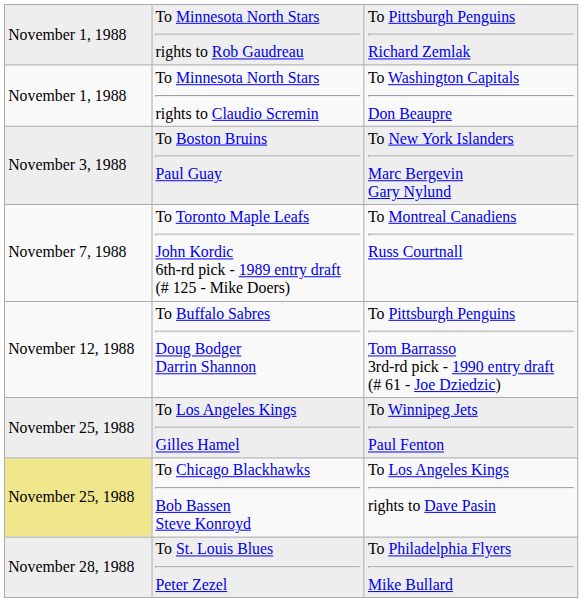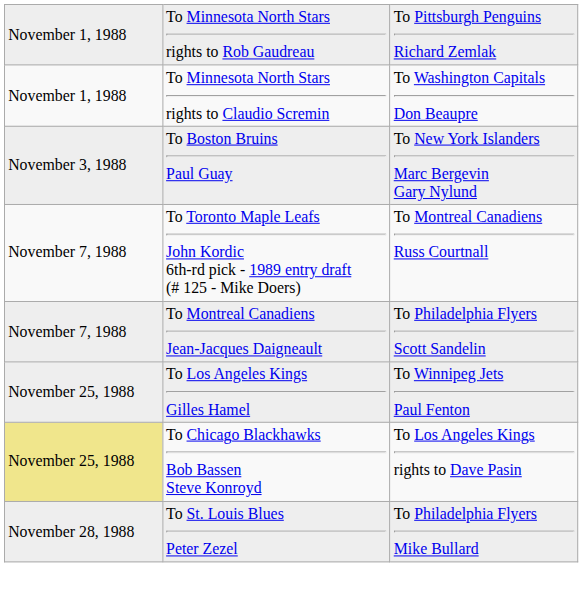+ row: (276, 331)
- row: (258, 340)
